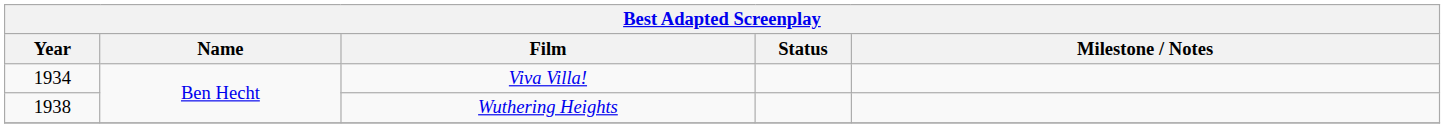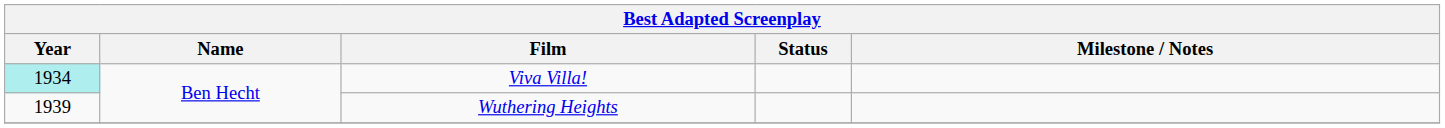(52, 78) no background -> (52, 78) paleturquoise background
(52, 107) 1938 -> (52, 107) 1939
